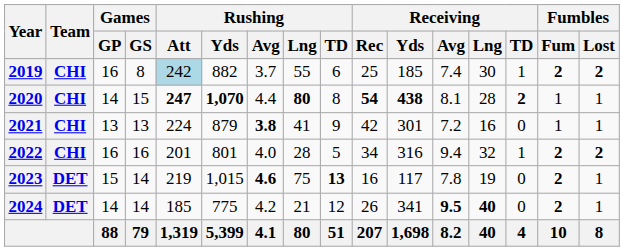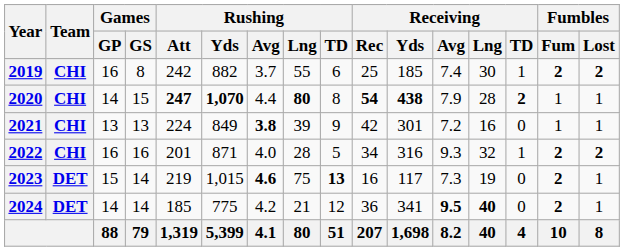(179, 71) lightblue background -> (179, 71) no background
(451, 98) 8.1 -> (451, 98) 7.9
(225, 125) 879 -> (225, 125) 849
(302, 125) 41 -> (302, 125) 39
(225, 152) 801 -> (225, 152) 871
(451, 152) 9.4 -> (451, 152) 9.3
(451, 179) 7.8 -> (451, 179) 7.3
(370, 206) 26 -> (370, 206) 36
